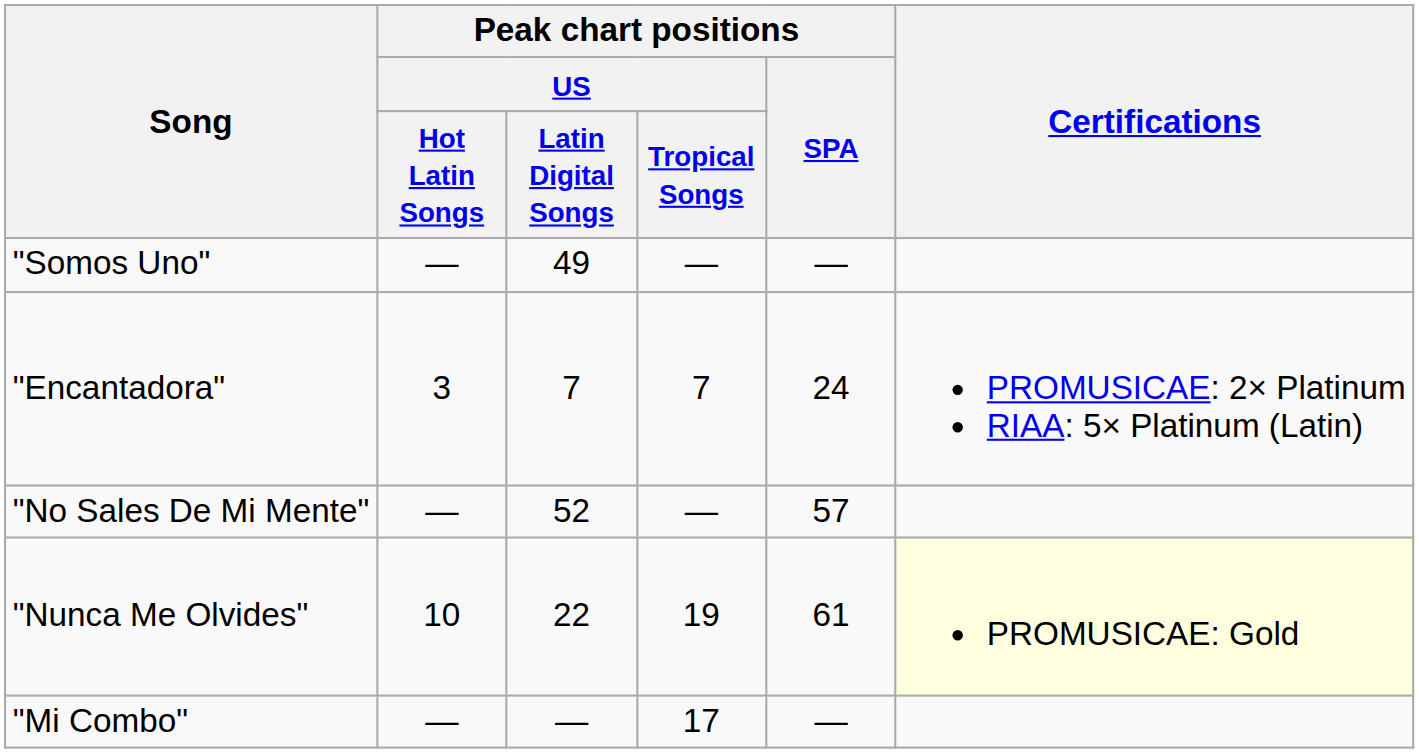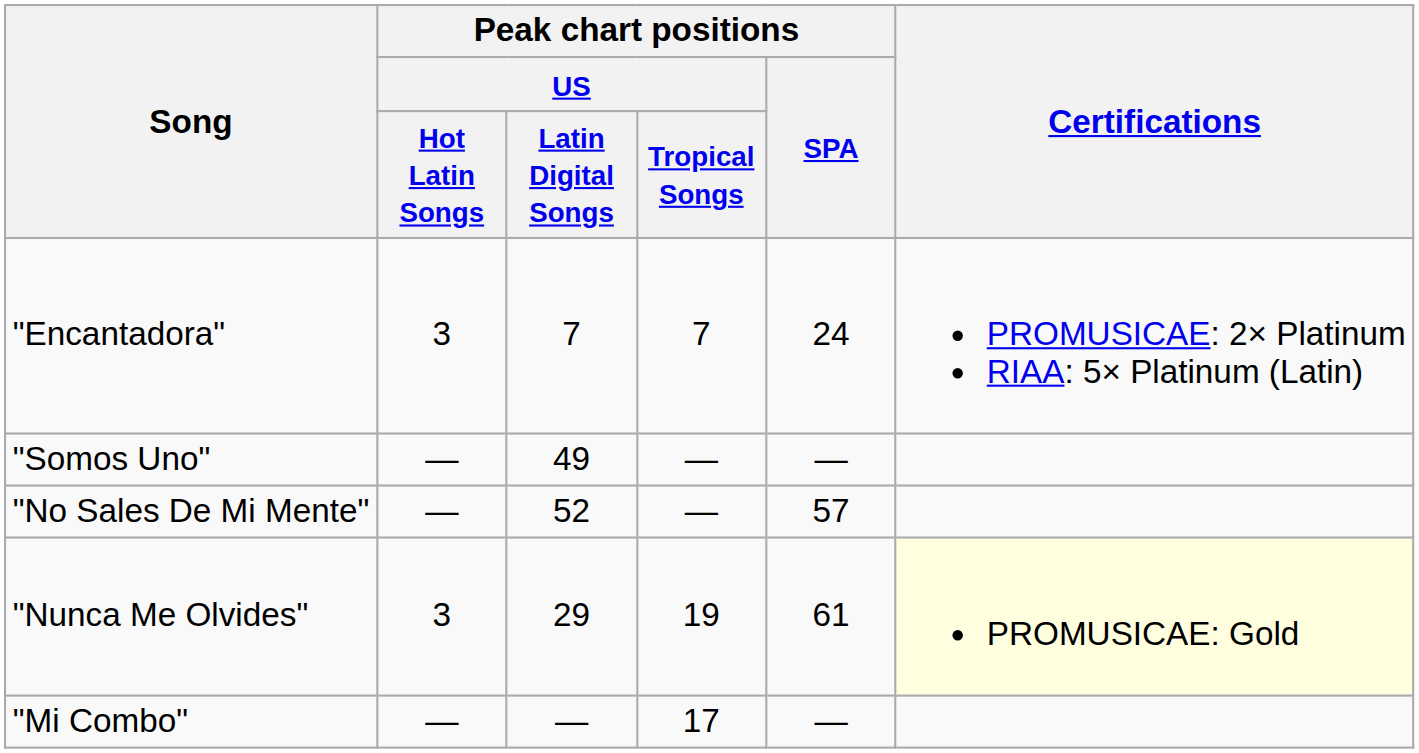rows swapped: (111, 264) <-> (119, 387)
(442, 615) 10 -> (442, 615) 3
(572, 615) 22 -> (572, 615) 29
